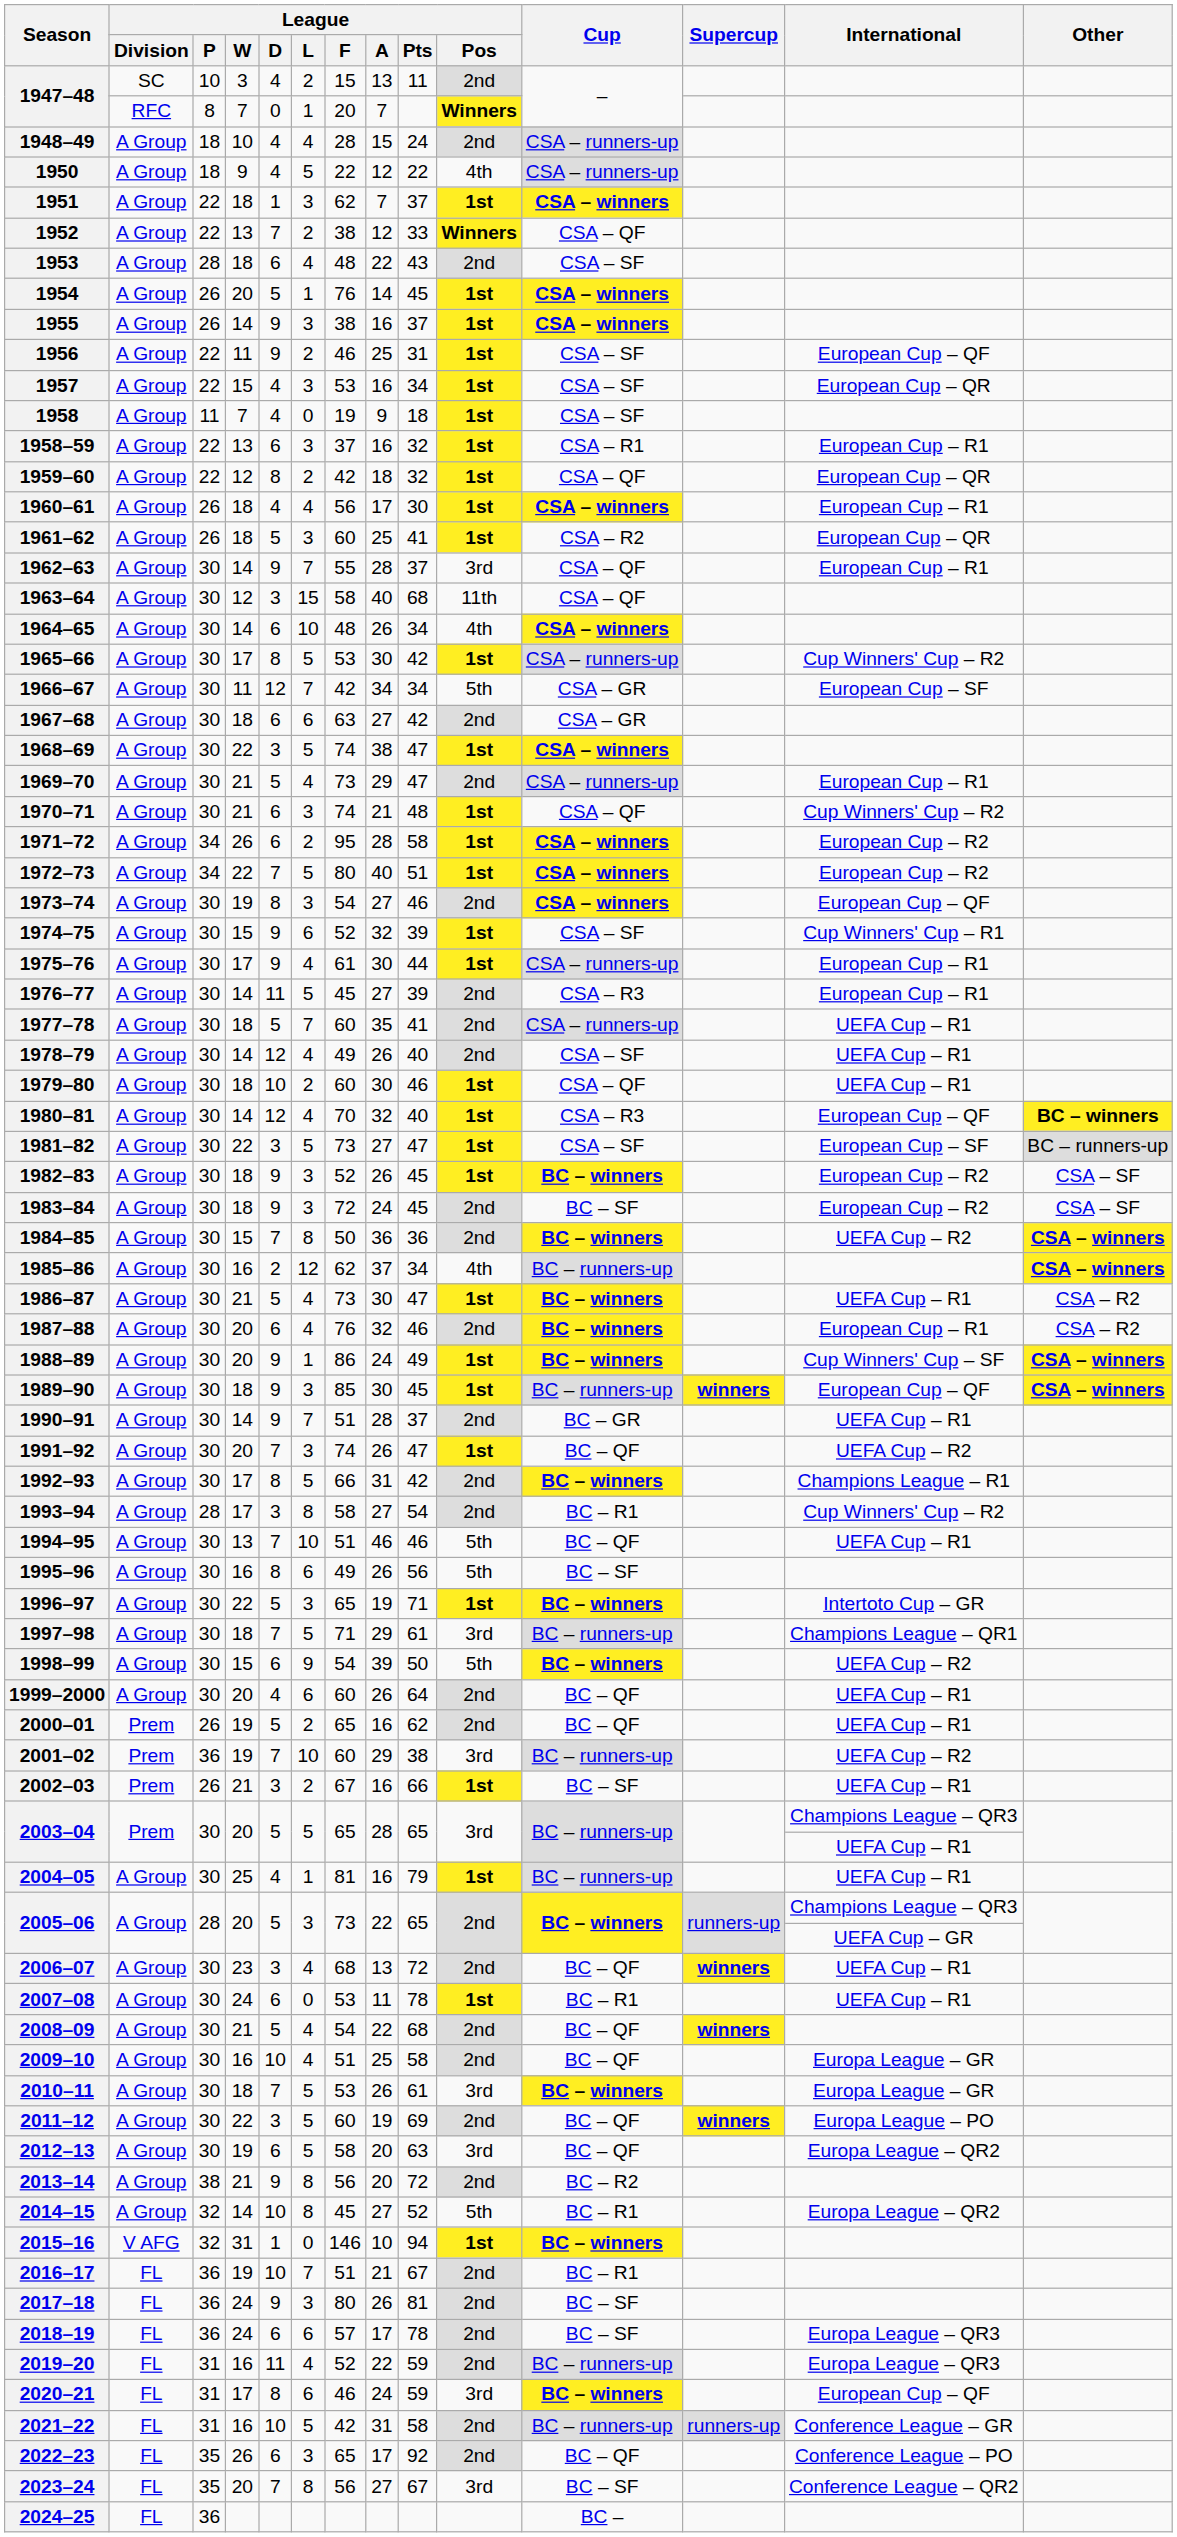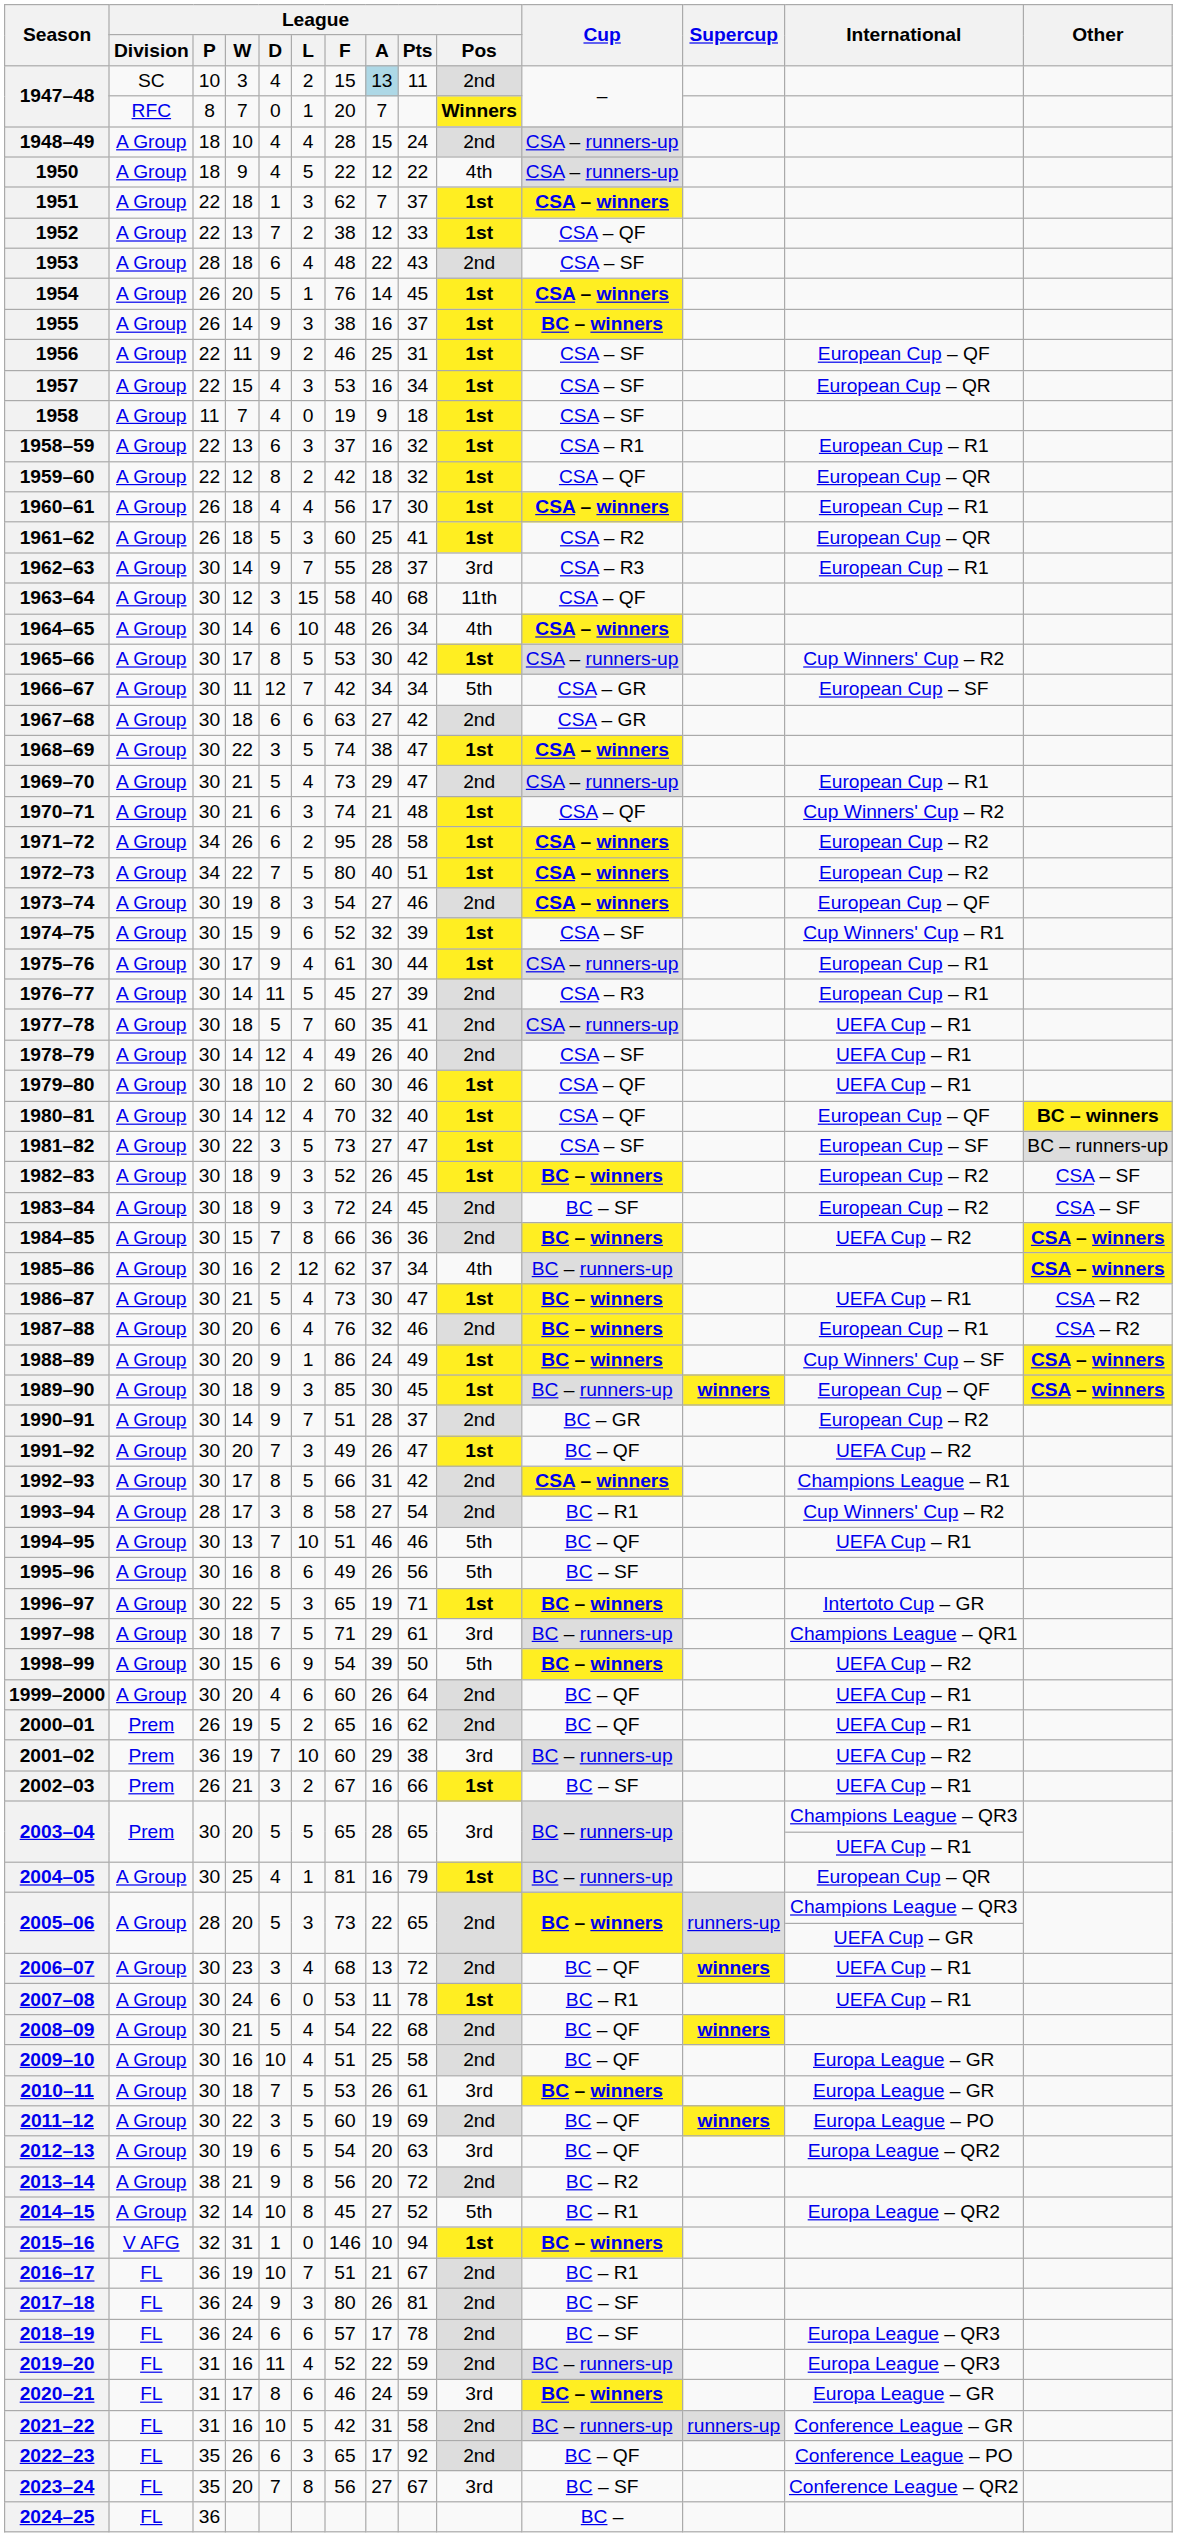(382, 80) no background -> (382, 80) lightblue background
(479, 232) Winners -> (479, 232) 1st
(602, 324) CSA – winners -> (602, 324) BC – winners
(602, 567) CSA – QF -> (602, 567) CSA – R3
(602, 1115) CSA – R3 -> (602, 1115) CSA – QF
(345, 1237) 50 -> (345, 1237) 66
(904, 1420) UEFA Cup – R1 -> (904, 1420) European Cup – R2
(345, 1450) 74 -> (345, 1450) 49
(602, 1481) BC – winners -> (602, 1481) CSA – winners
(904, 1877) UEFA Cup – R1 -> (904, 1877) European Cup – QR
(345, 2151) 58 -> (345, 2151) 54
(904, 2394) European Cup – QF -> (904, 2394) Europa League – GR
